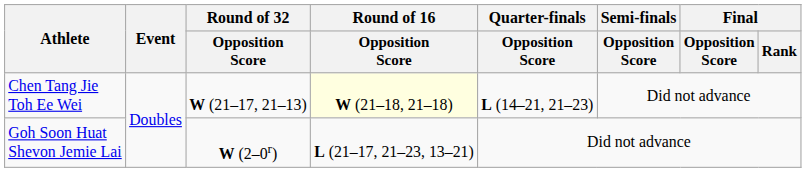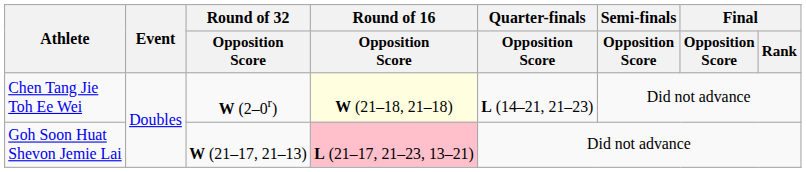(248, 105) W (21–17, 21–13) -> (248, 107) W (2–0r)
(248, 152) W (2–0r) -> (248, 154) W (21–17, 21–13)
(394, 151) no background -> (394, 154) pink background
